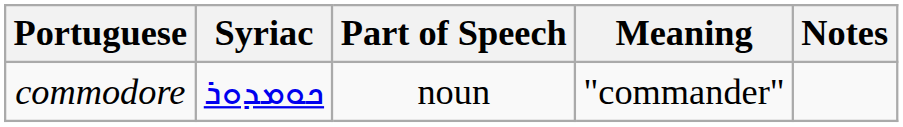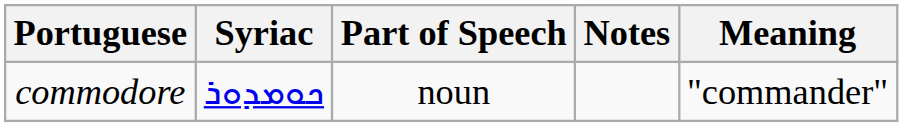columns swapped: (684, 33) <-> (845, 33)
